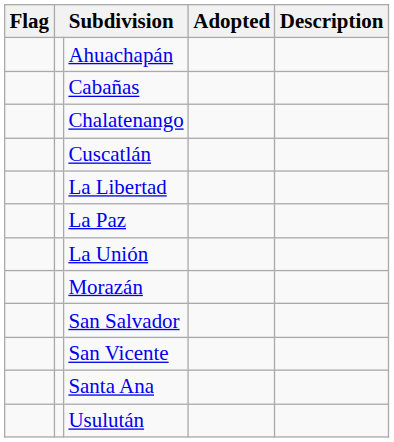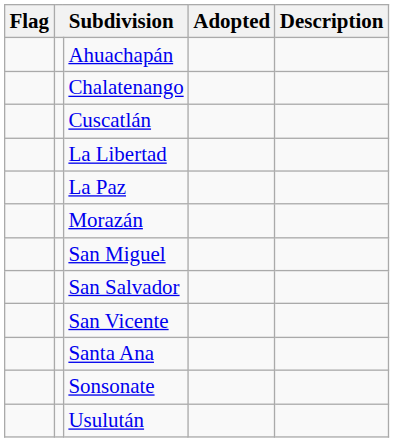- row: (104, 87)
- row: (108, 253)
+ row: (117, 253)
+ row: (111, 386)
